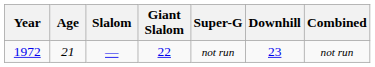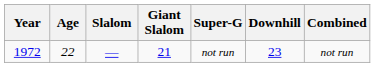(68, 51) 21 -> (68, 51) 22
(164, 51) 22 -> (164, 51) 21
